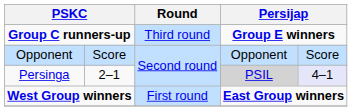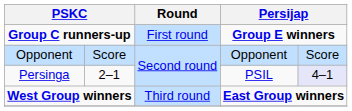(177, 34) Third round -> (177, 34) First round
(259, 75) lightgrey background -> (259, 75) no background
(177, 95) First round -> (177, 95) Third round
